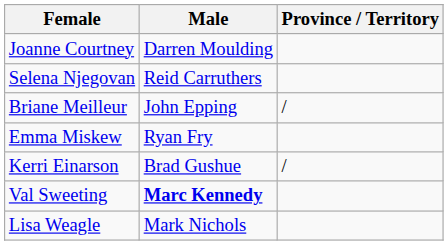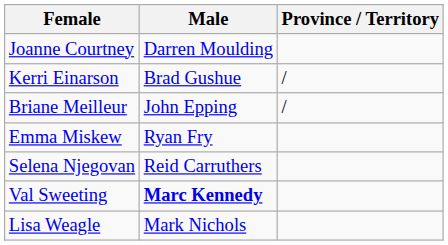rows swapped: (64, 166) <-> (72, 78)
